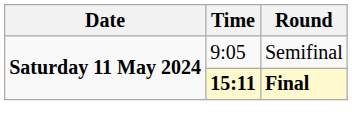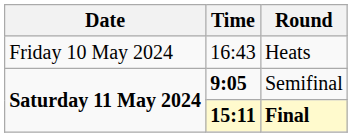+ row: (288, 52)
(228, 52) normal -> (228, 83) bold
